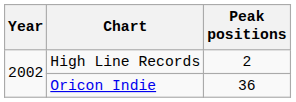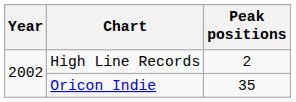(247, 86) 36 -> (247, 86) 35
